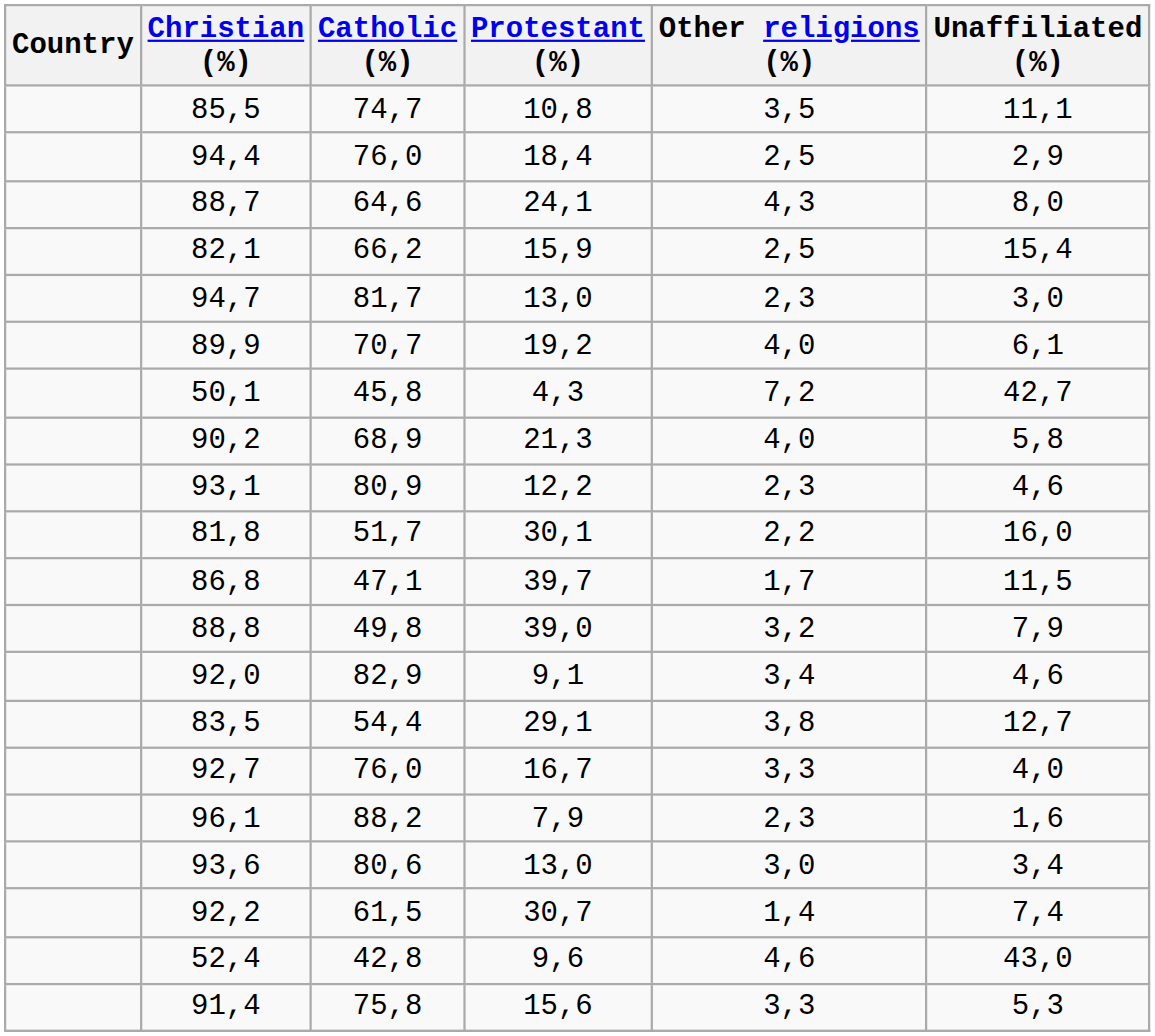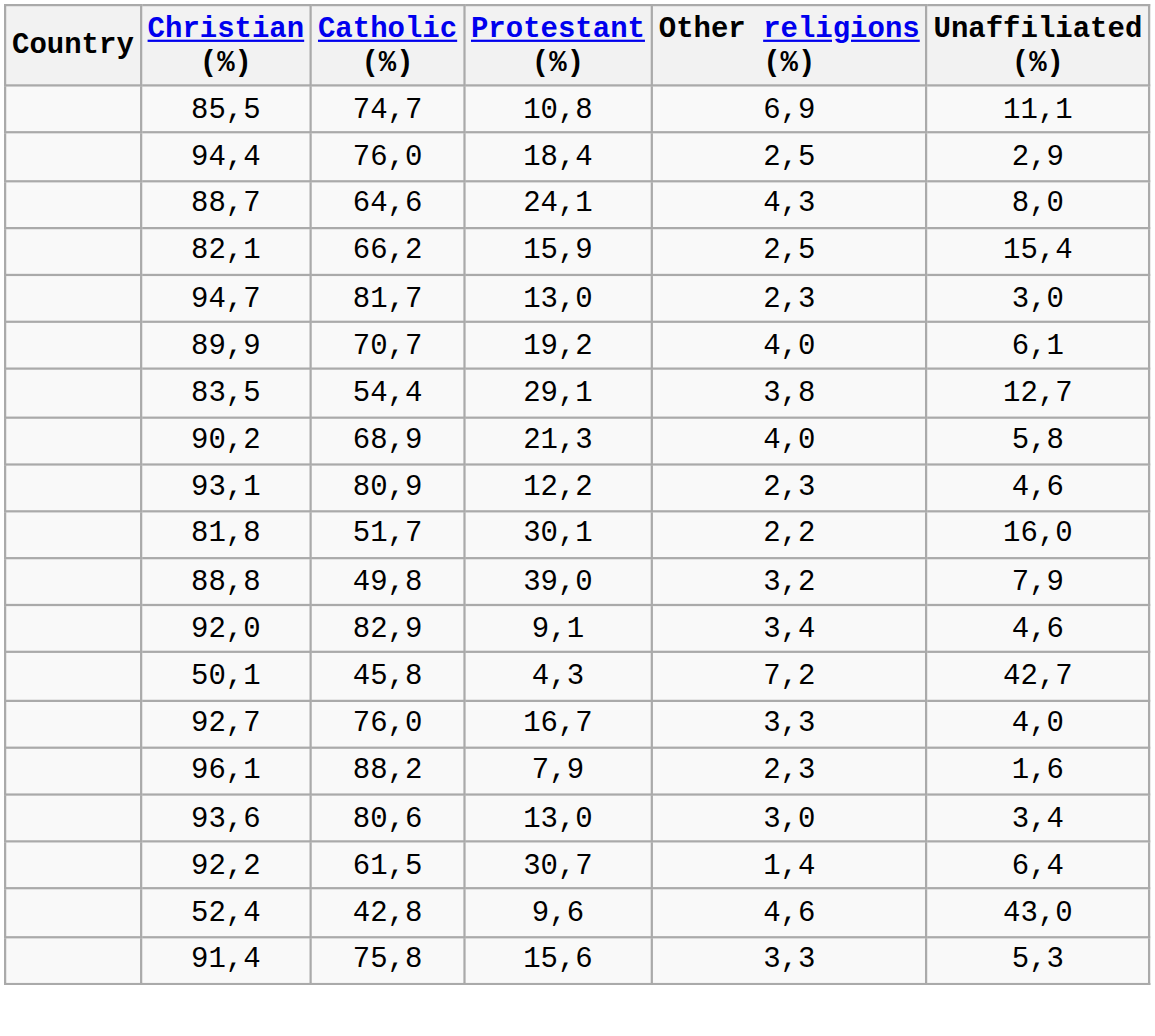(789, 109) 3,5 -> (789, 109) 6,9
rows swapped: (226, 393) <-> (226, 724)
- row: (226, 582)
(1038, 913) 7,4 -> (1038, 865) 6,4
